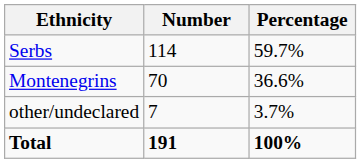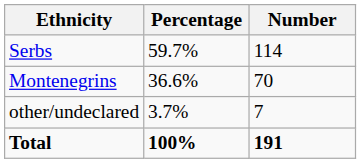columns swapped: (196, 19) <-> (302, 19)
